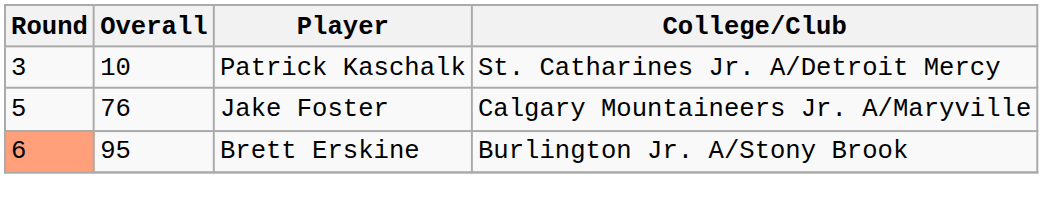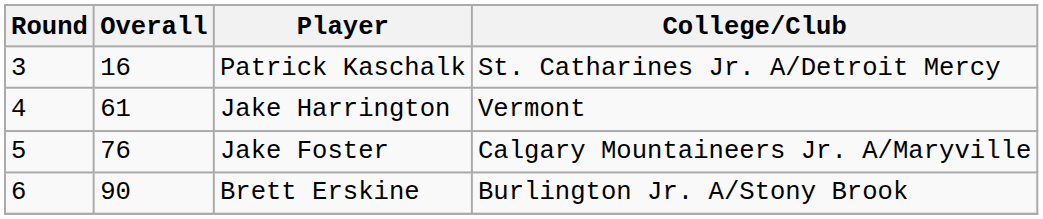(116, 68) 10 -> (116, 68) 16
+ row: (335, 109)
(19, 151) lightsalmon background -> (19, 193) no background
(116, 151) 95 -> (116, 193) 90
